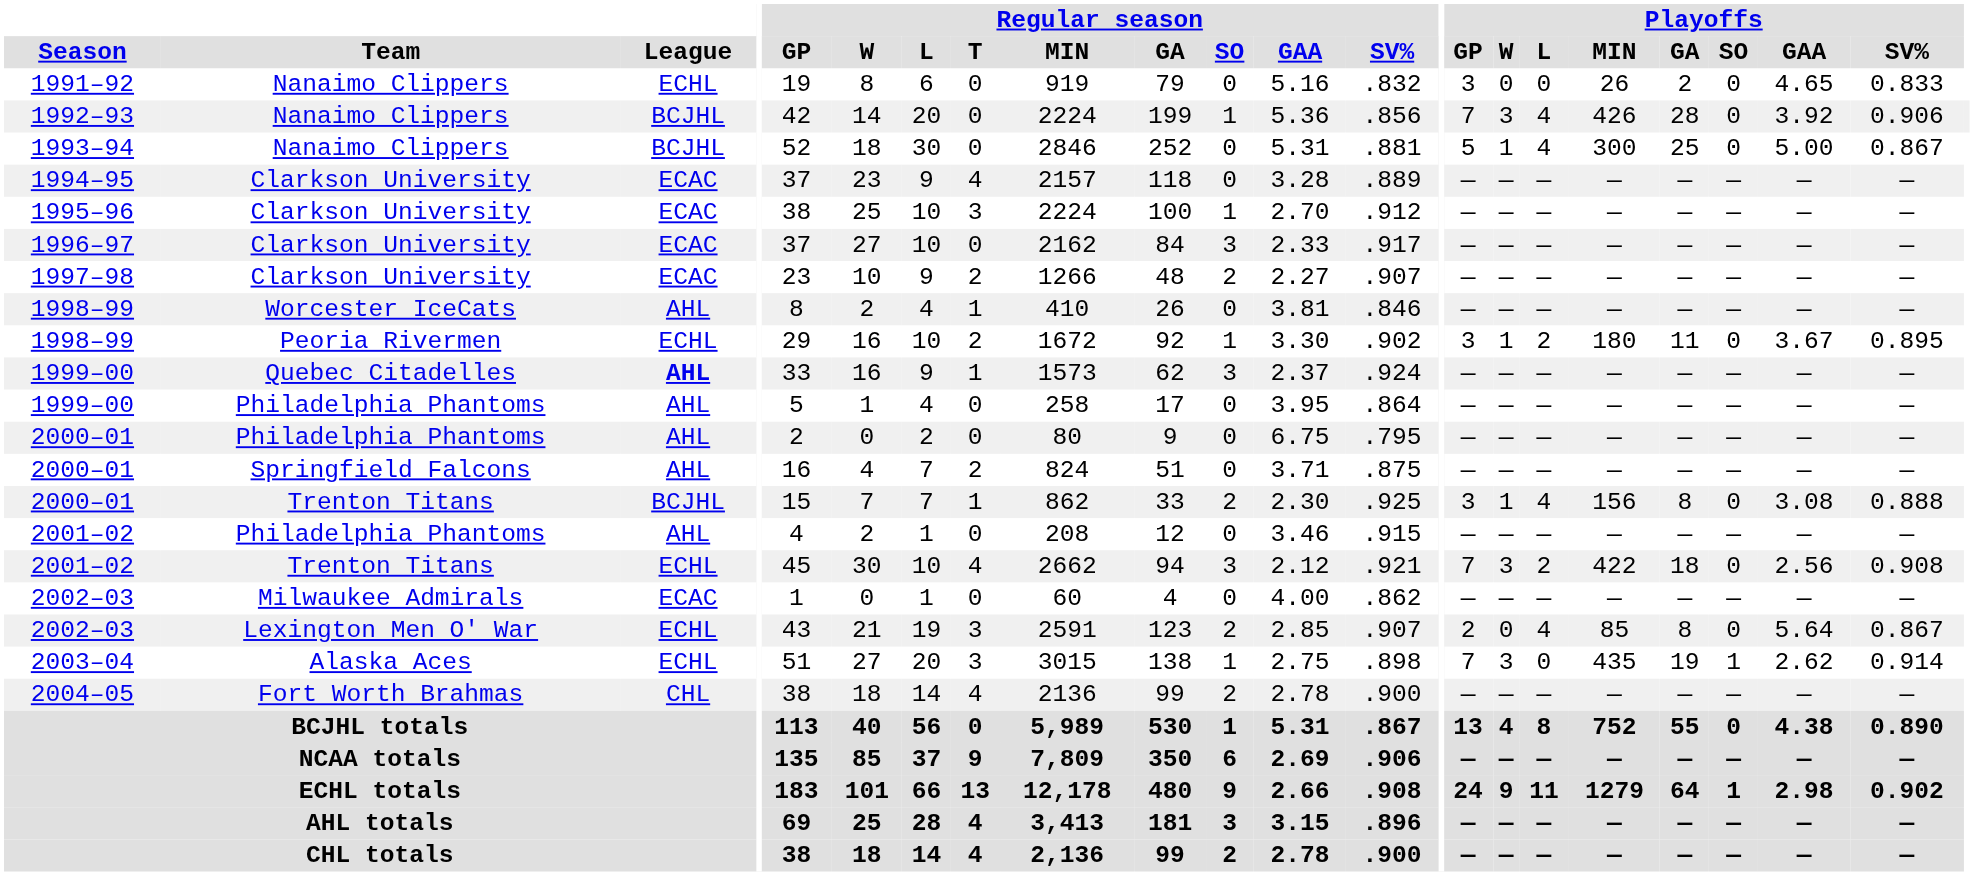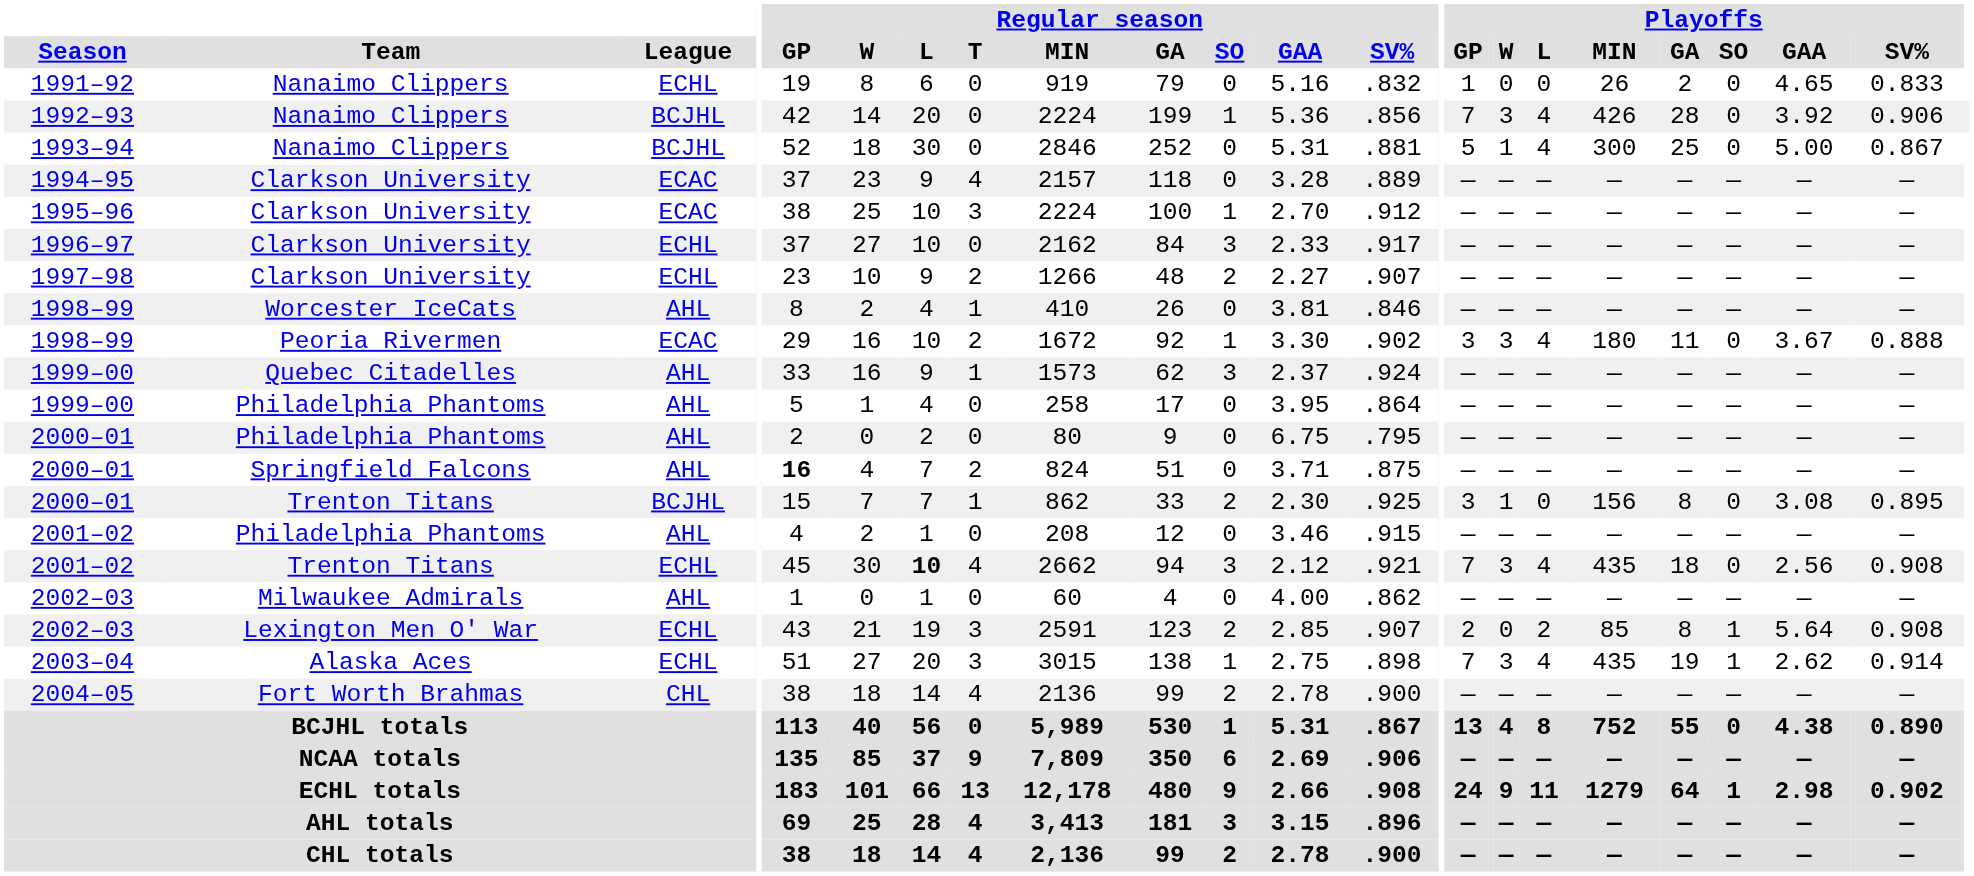(1468, 84) 3 -> (1468, 84) 1
(688, 245) ECAC -> (688, 245) ECHL
(688, 277) ECAC -> (688, 277) ECHL
(688, 341) ECHL -> (688, 341) ECAC
(1506, 341) 1 -> (1506, 341) 3
(1544, 341) 2 -> (1544, 341) 4
(1907, 341) 0.895 -> (1907, 341) 0.888
(688, 373) bold -> (688, 373) normal
(796, 470) normal -> (796, 470) bold
(1544, 502) 4 -> (1544, 502) 0
(1907, 502) 0.888 -> (1907, 502) 0.895
(926, 566) normal -> (926, 566) bold
(1544, 566) 2 -> (1544, 566) 4
(1614, 566) 422 -> (1614, 566) 435
(688, 598) ECAC -> (688, 598) AHL
(1544, 631) 4 -> (1544, 631) 2
(1734, 631) 0 -> (1734, 631) 1
(1907, 631) 0.867 -> (1907, 631) 0.908
(1544, 663) 0 -> (1544, 663) 4
